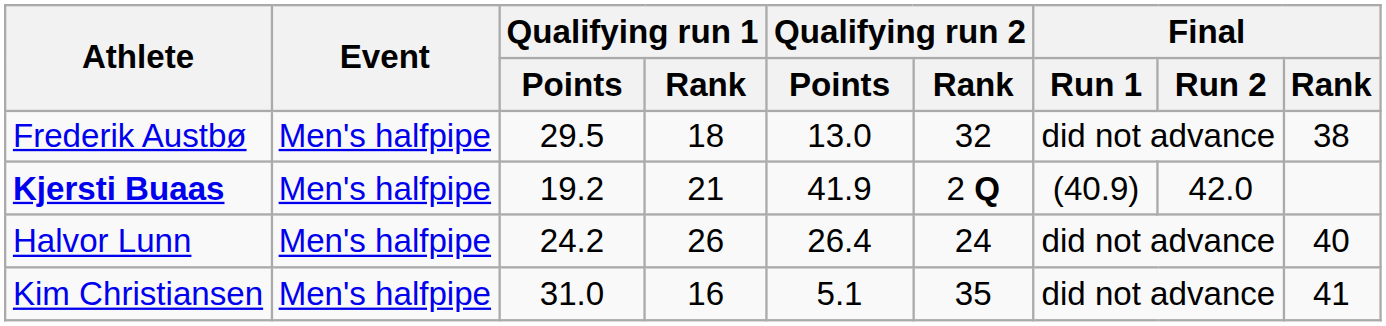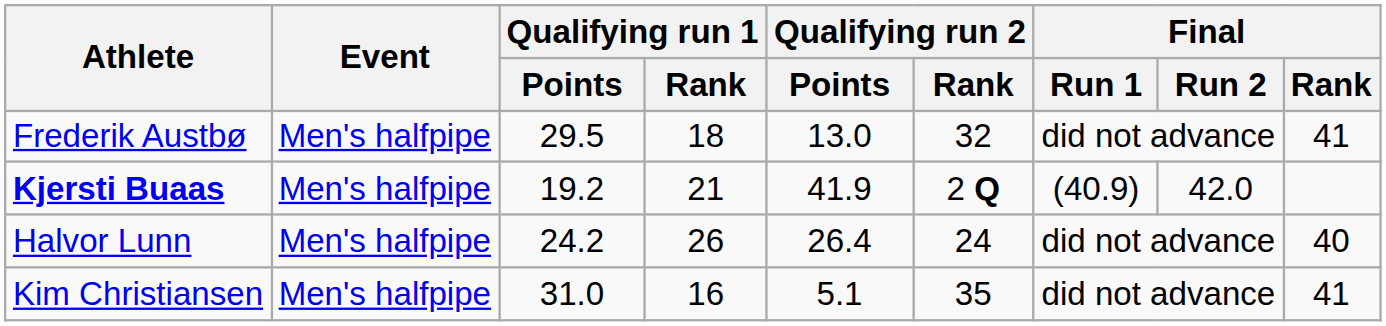(1331, 136) 38 -> (1331, 136) 41
